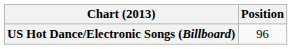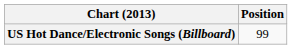(262, 34) 96 -> (262, 34) 99
